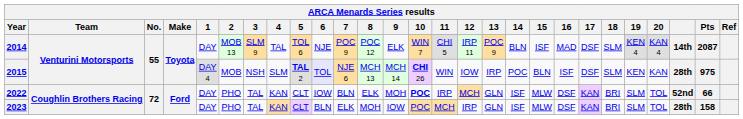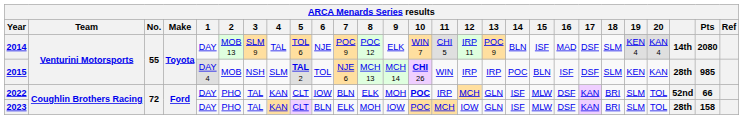(708, 47) 2087 -> (708, 47) 2080
(323, 72) lavender background -> (323, 72) no background
(469, 72) IOW -> (469, 72) IRP
(708, 72) 975 -> (708, 72) 985
(469, 107) IRP -> (469, 107) IOW
